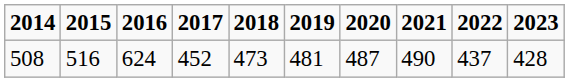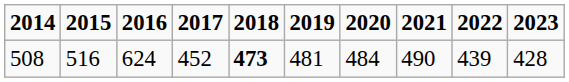(251, 58) normal -> (251, 58) bold
(362, 58) 487 -> (362, 58) 484
(474, 58) 437 -> (474, 58) 439
